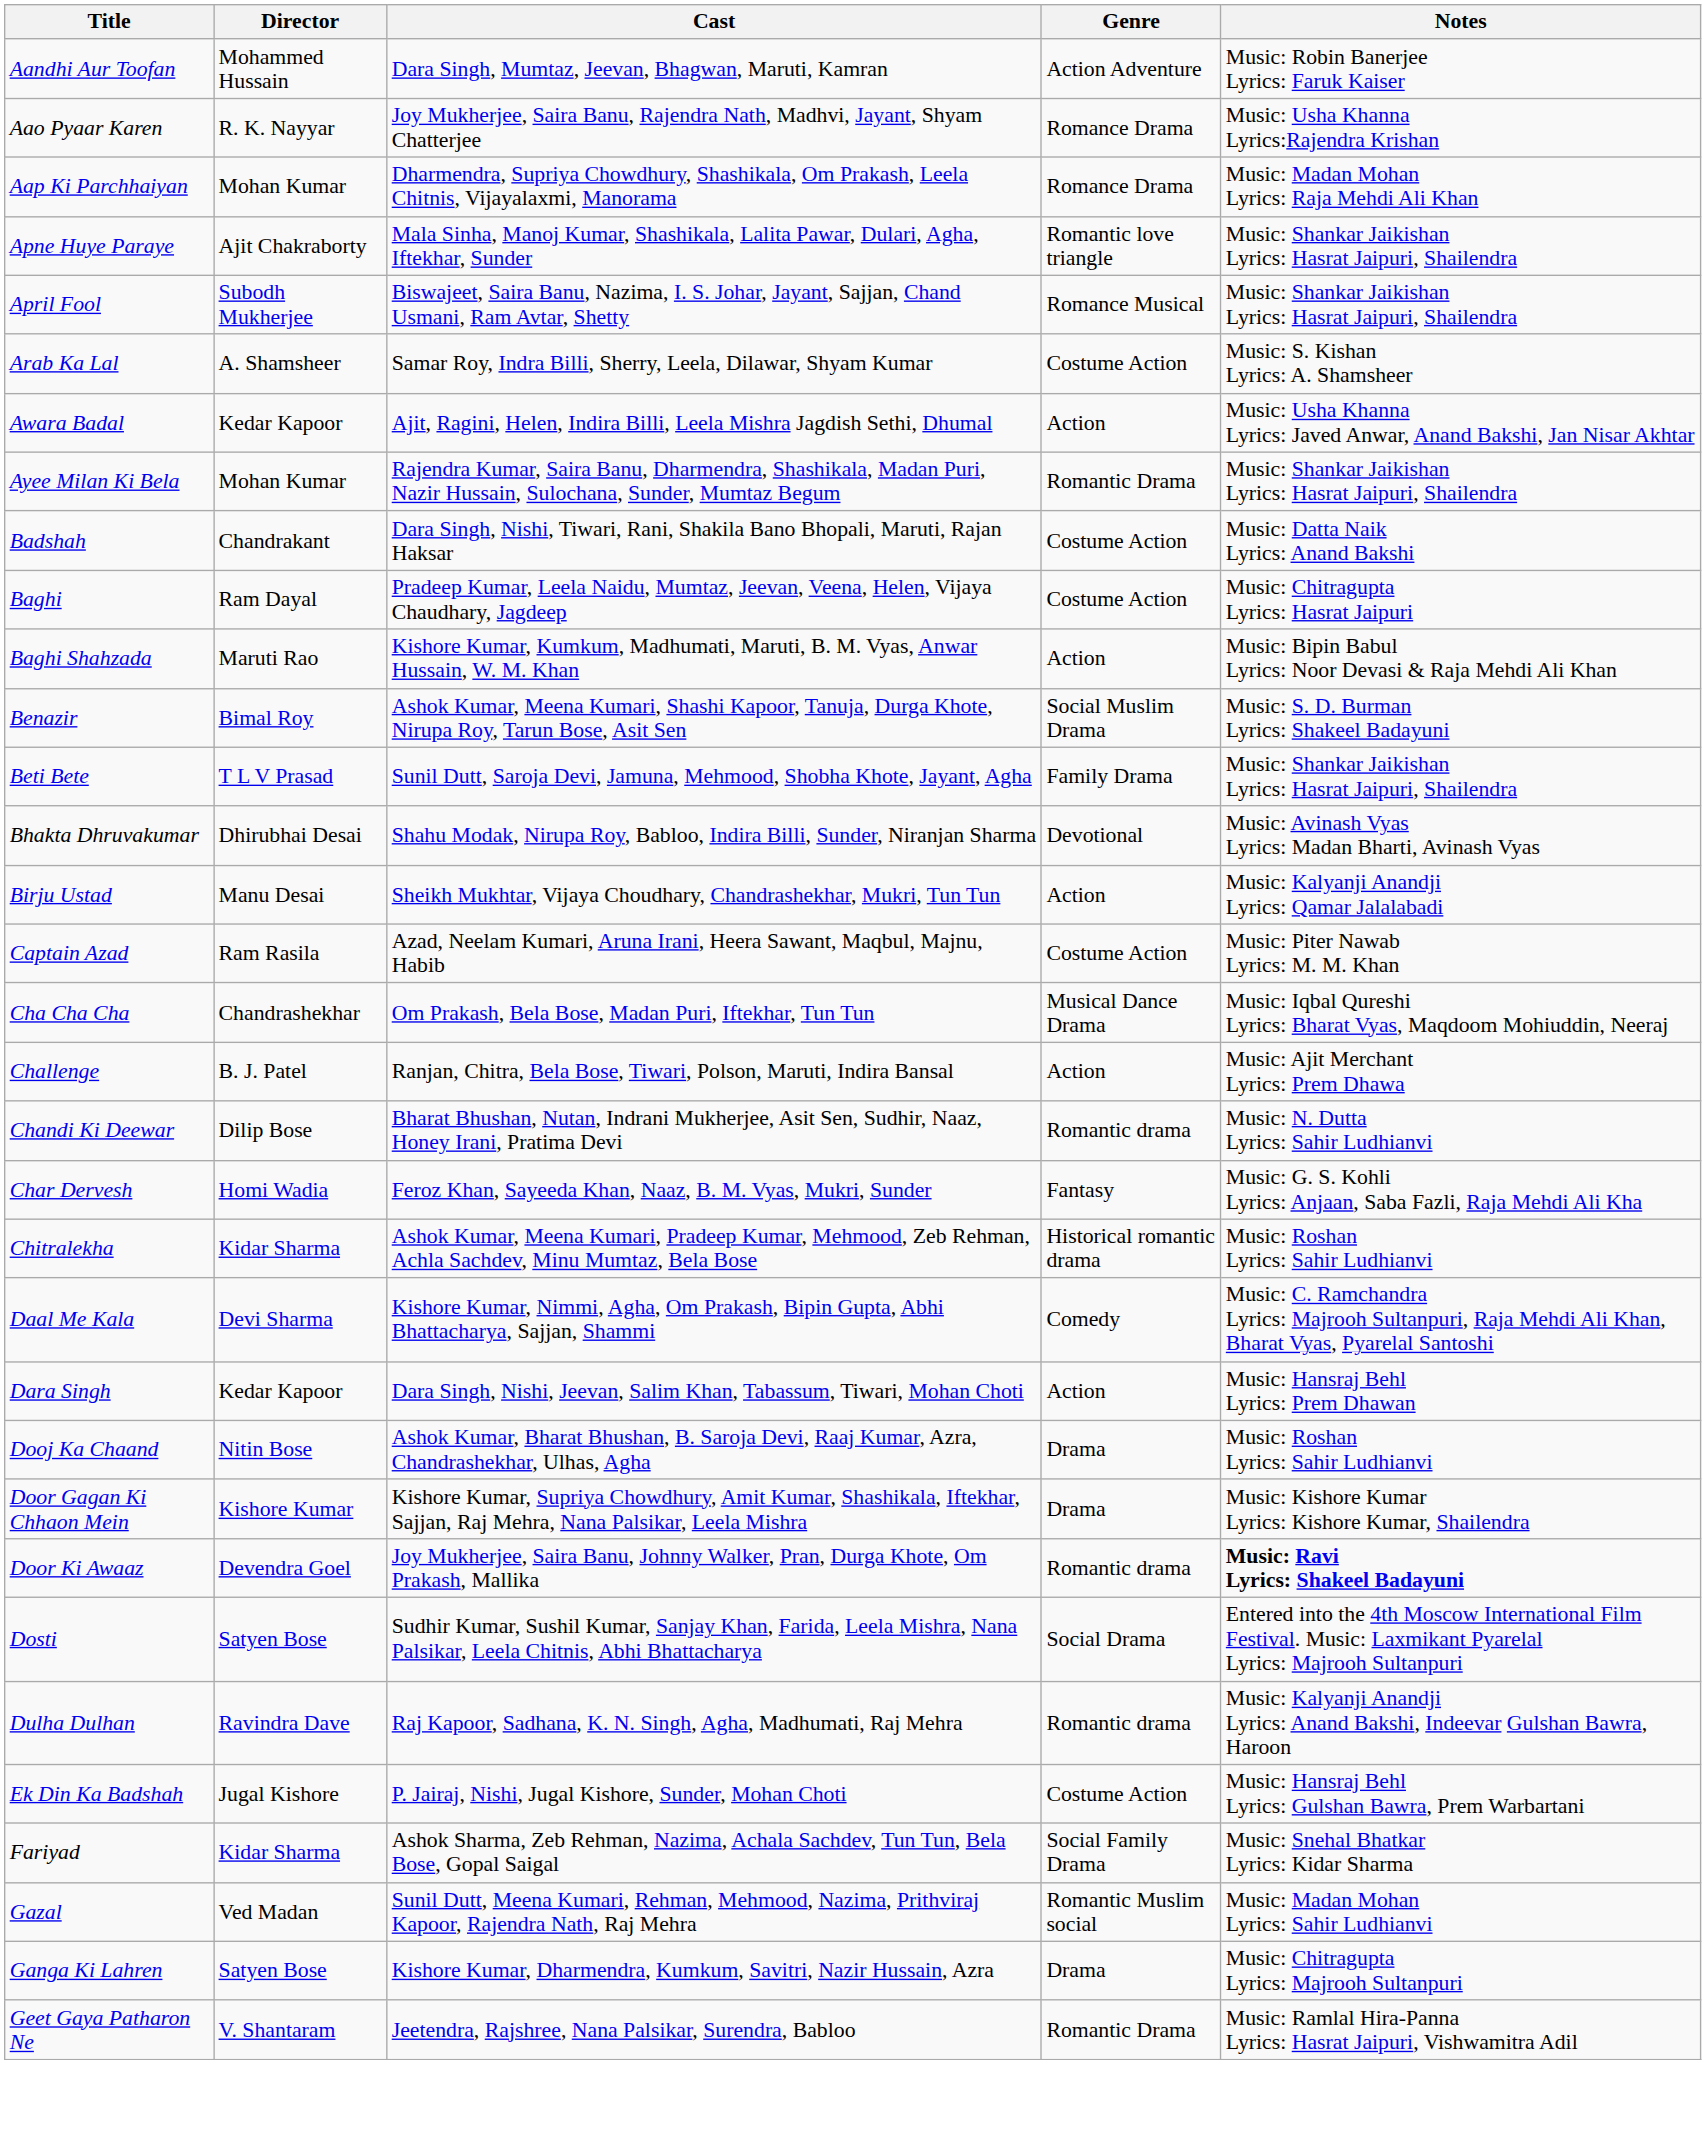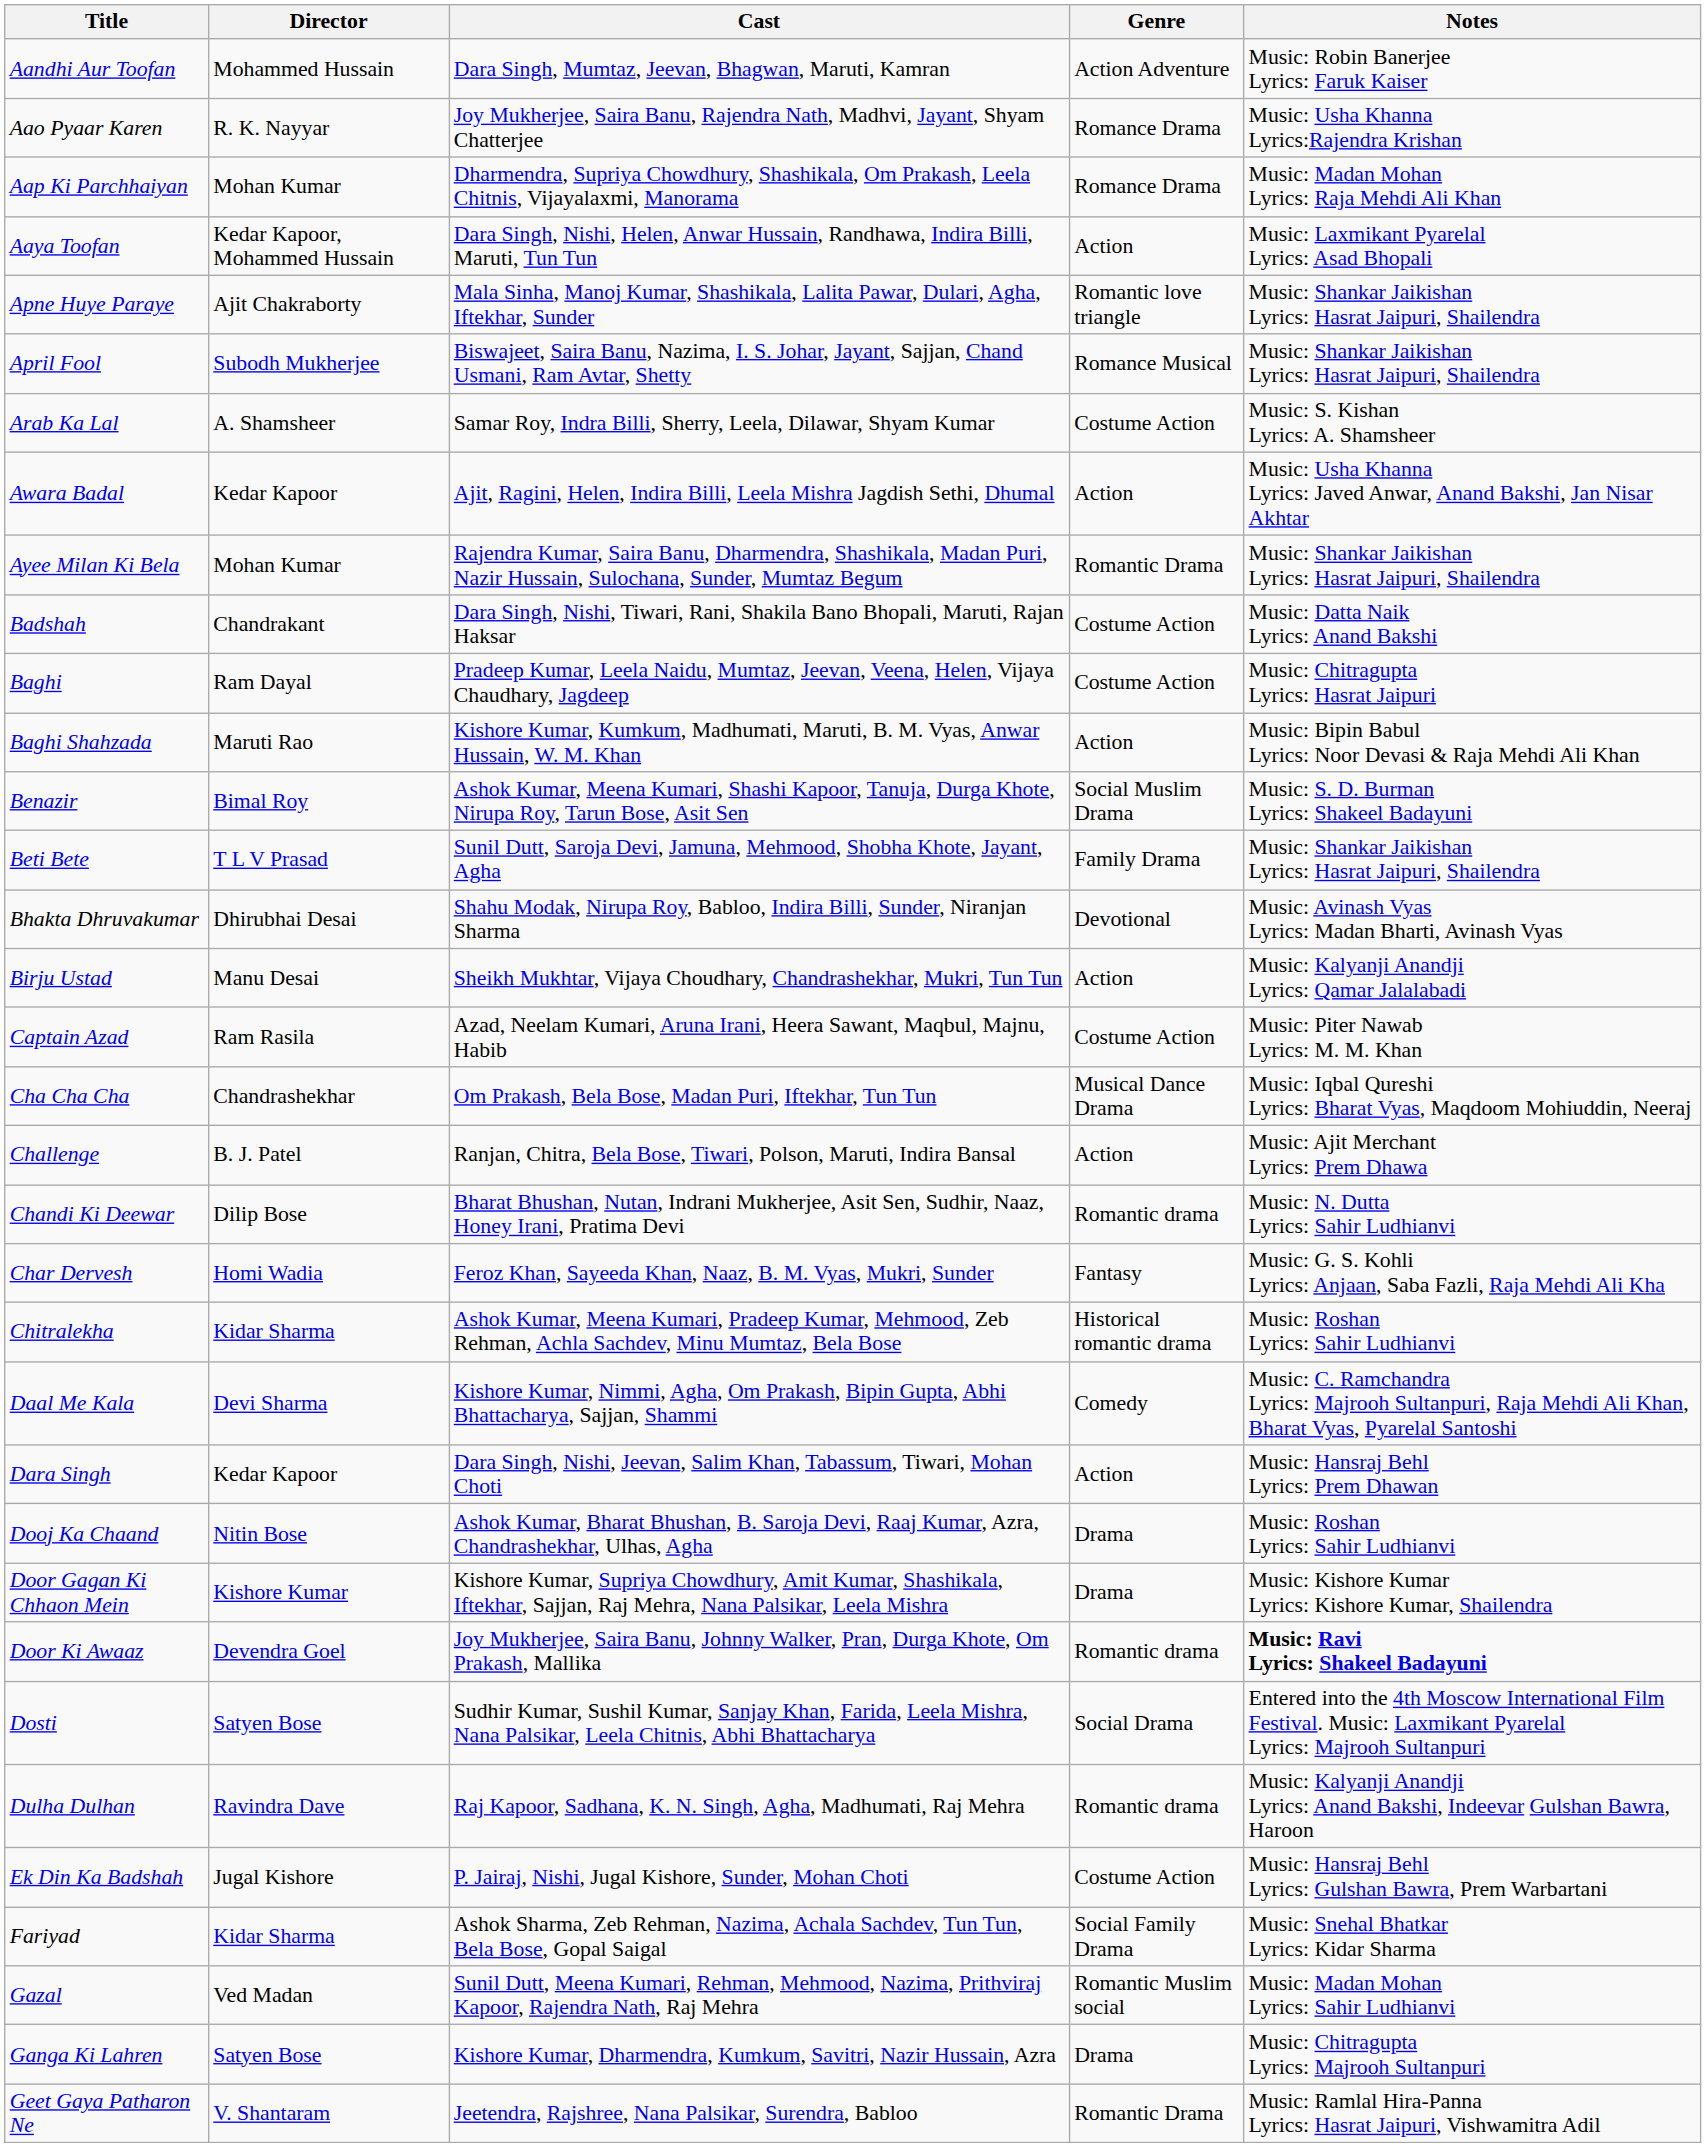+ row: (65, 245)
